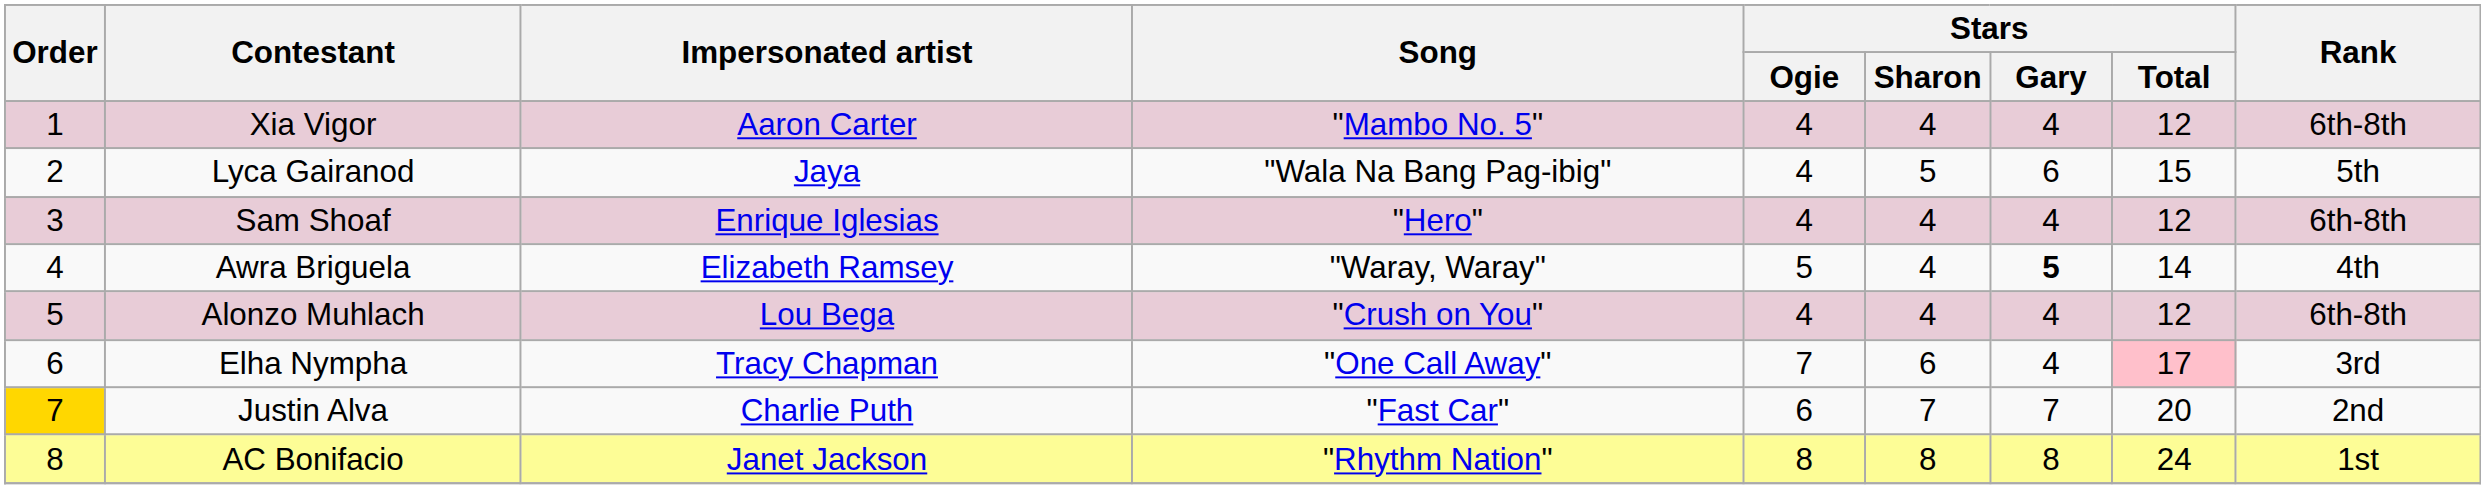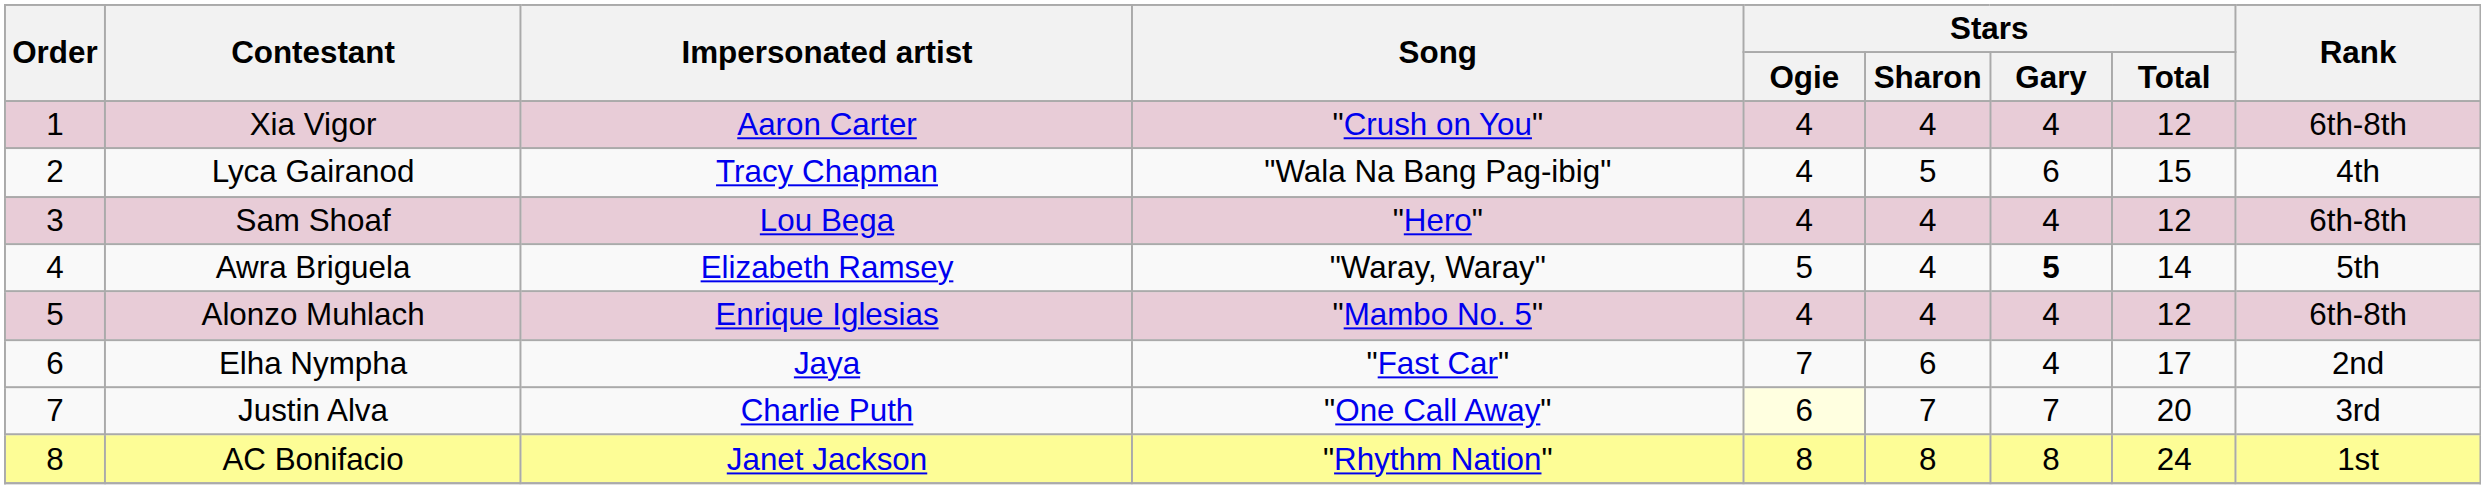(1438, 124) "Mambo No. 5" -> (1438, 124) "Crush on You"
(827, 172) Jaya -> (827, 172) Tracy Chapman
(2358, 172) 5th -> (2358, 172) 4th
(827, 220) Enrique Iglesias -> (827, 220) Lou Bega
(2358, 268) 4th -> (2358, 268) 5th
(827, 316) Lou Bega -> (827, 316) Enrique Iglesias
(1438, 316) "Crush on You" -> (1438, 316) "Mambo No. 5"
(827, 363) Tracy Chapman -> (827, 363) Jaya
(1438, 363) "One Call Away" -> (1438, 363) "Fast Car"
(2174, 363) pink background -> (2174, 363) no background
(2358, 363) 3rd -> (2358, 363) 2nd
(55, 411) gold background -> (55, 411) no background
(1438, 411) "Fast Car" -> (1438, 411) "One Call Away"
(1804, 411) no background -> (1804, 411) lightyellow background
(2358, 411) 2nd -> (2358, 411) 3rd
